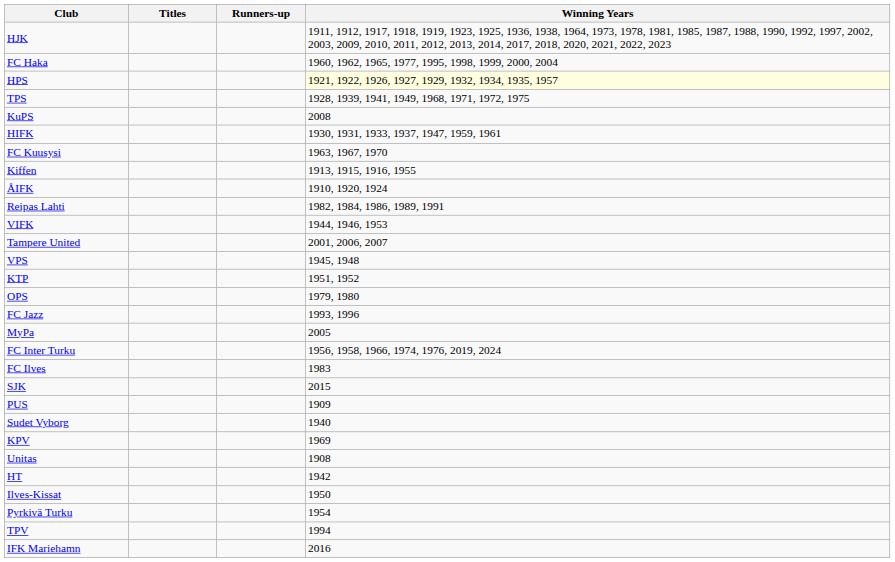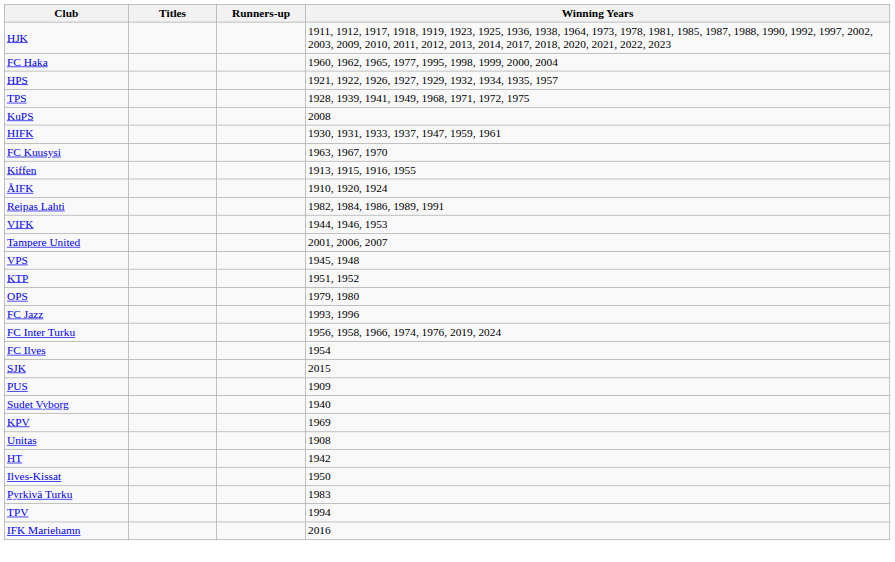(433, 80) lightyellow background -> (433, 80) no background
- row: (21, 332)
(319, 368) 1983 -> (319, 350) 1954
(319, 512) 1954 -> (319, 494) 1983
